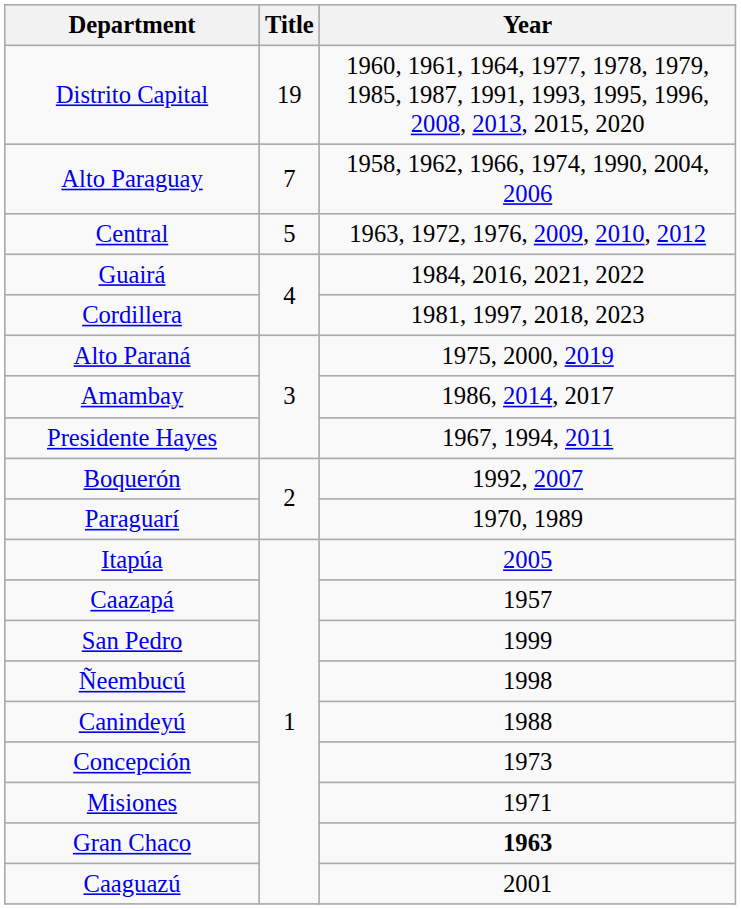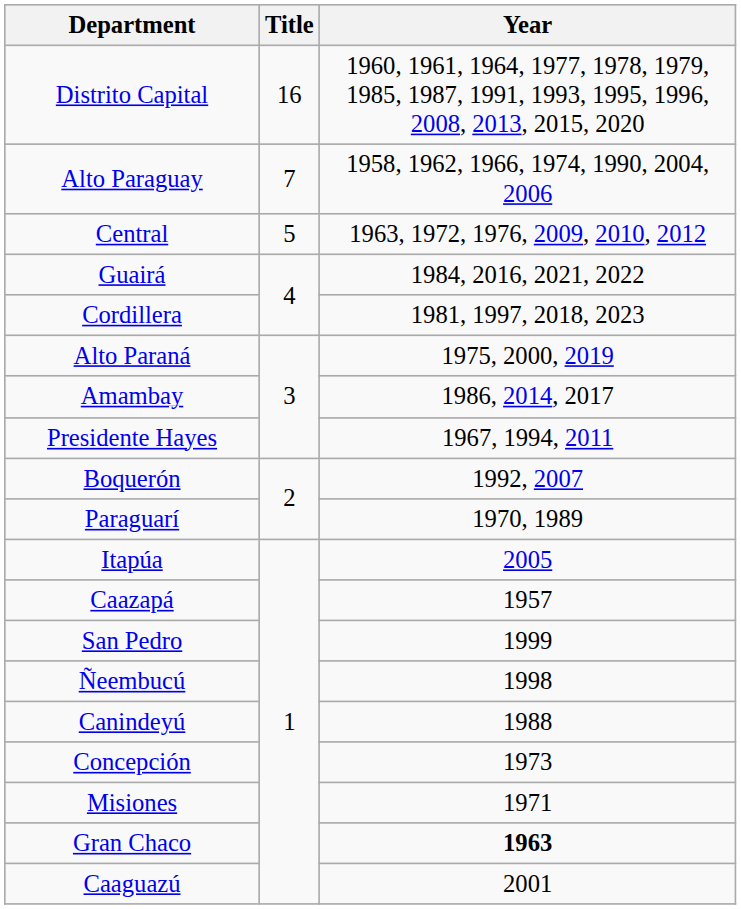(289, 94) 19 -> (289, 94) 16
